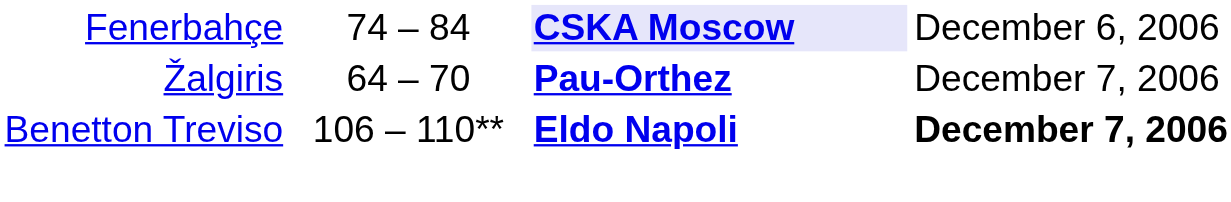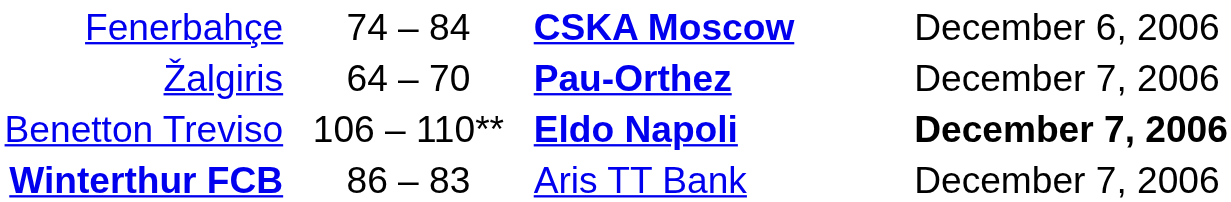(664, 27) lavender background -> (664, 27) no background
+ row: (146, 180)
